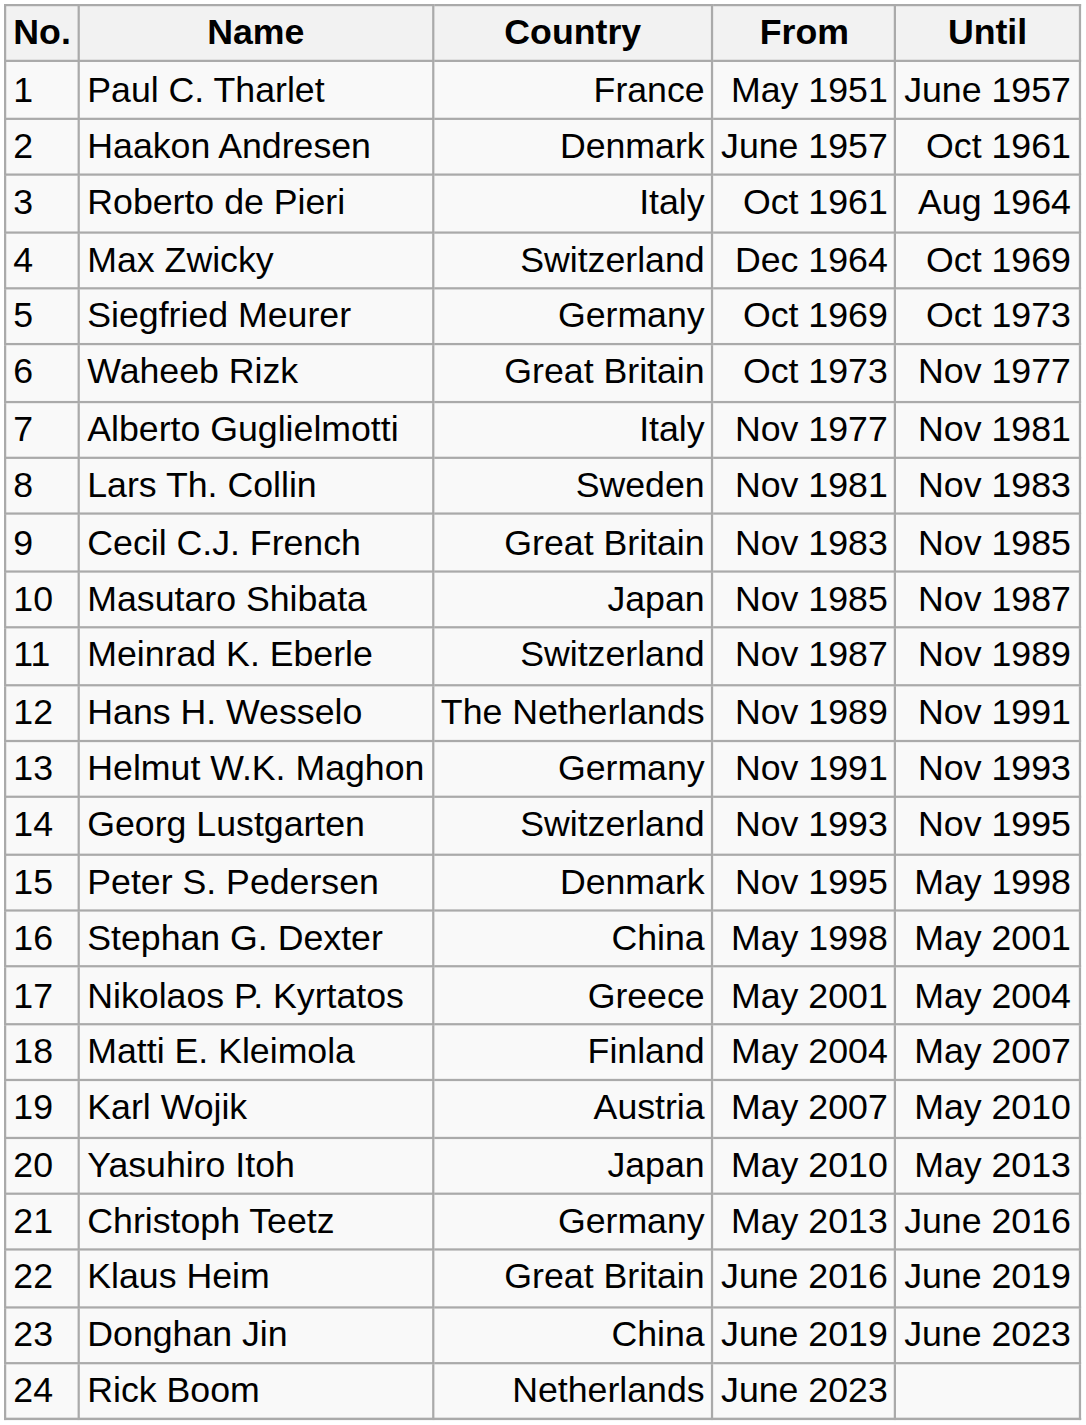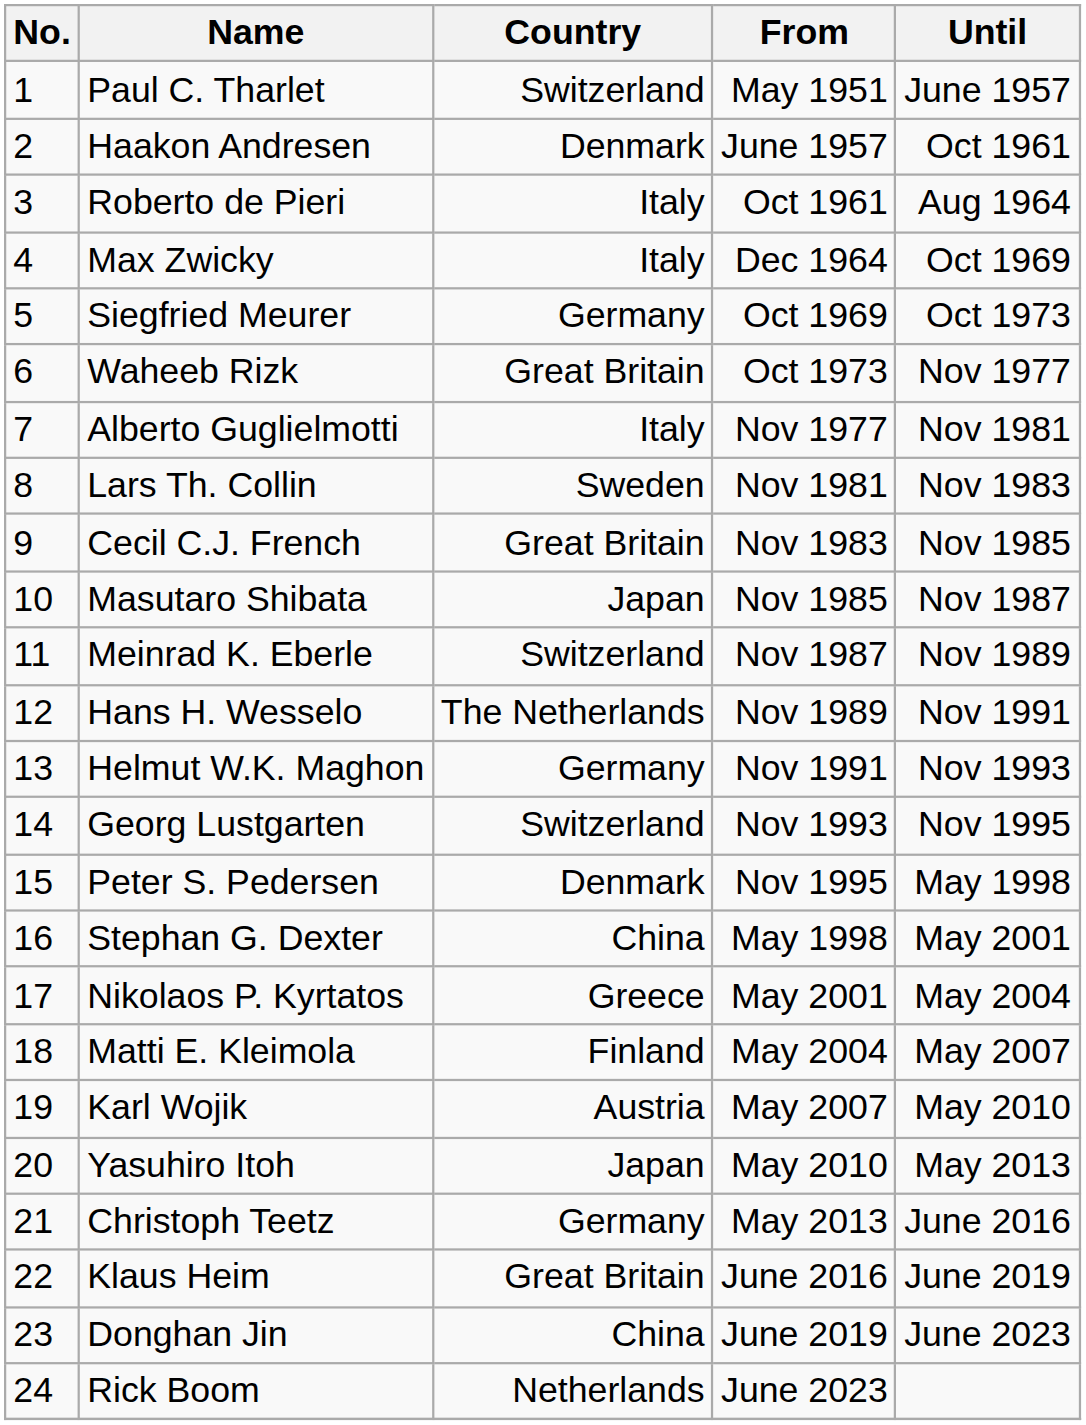(649, 89) France -> (612, 89) Switzerland
(612, 259) Switzerland -> (672, 259) Italy
